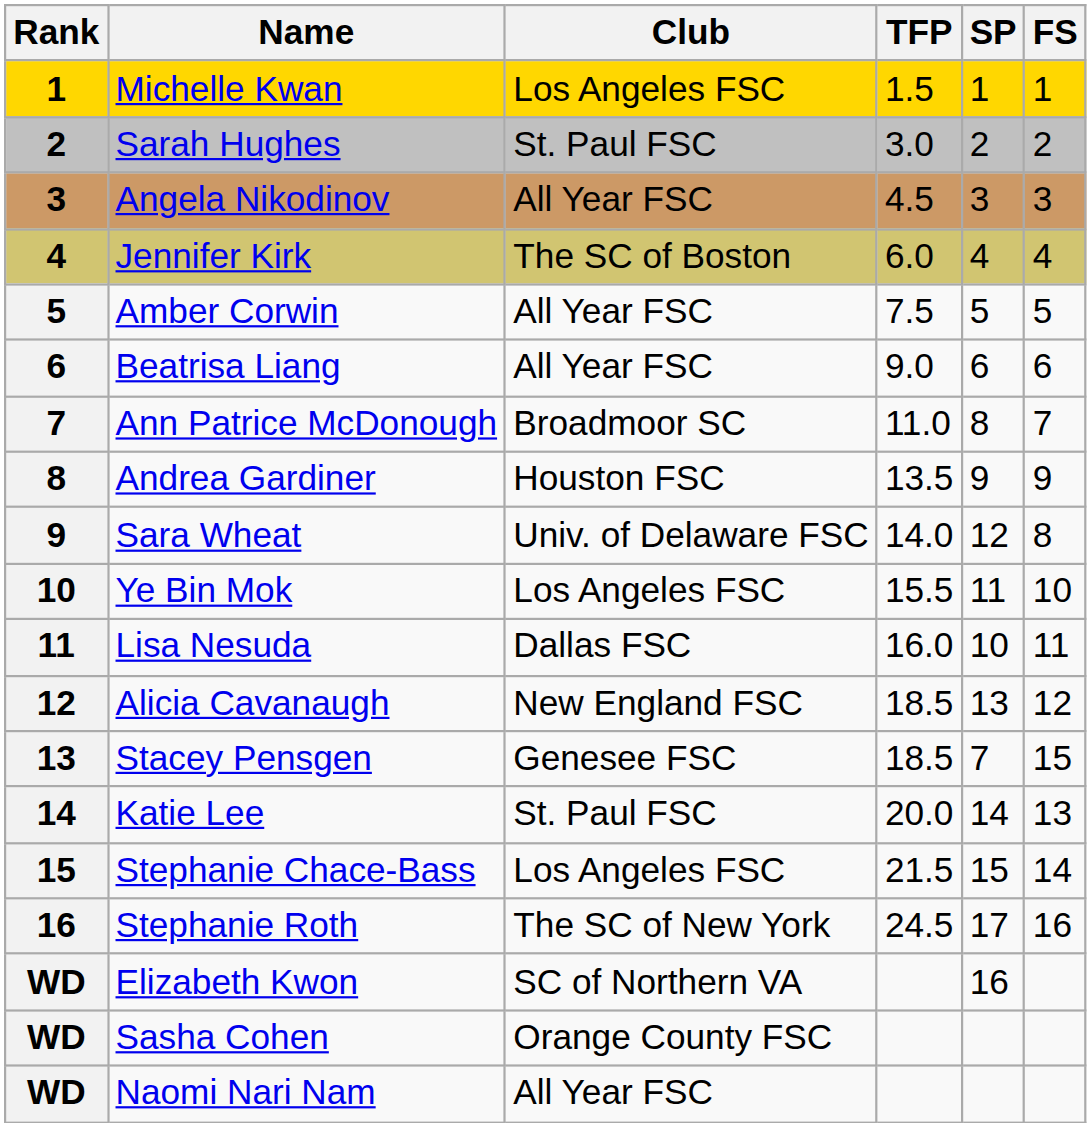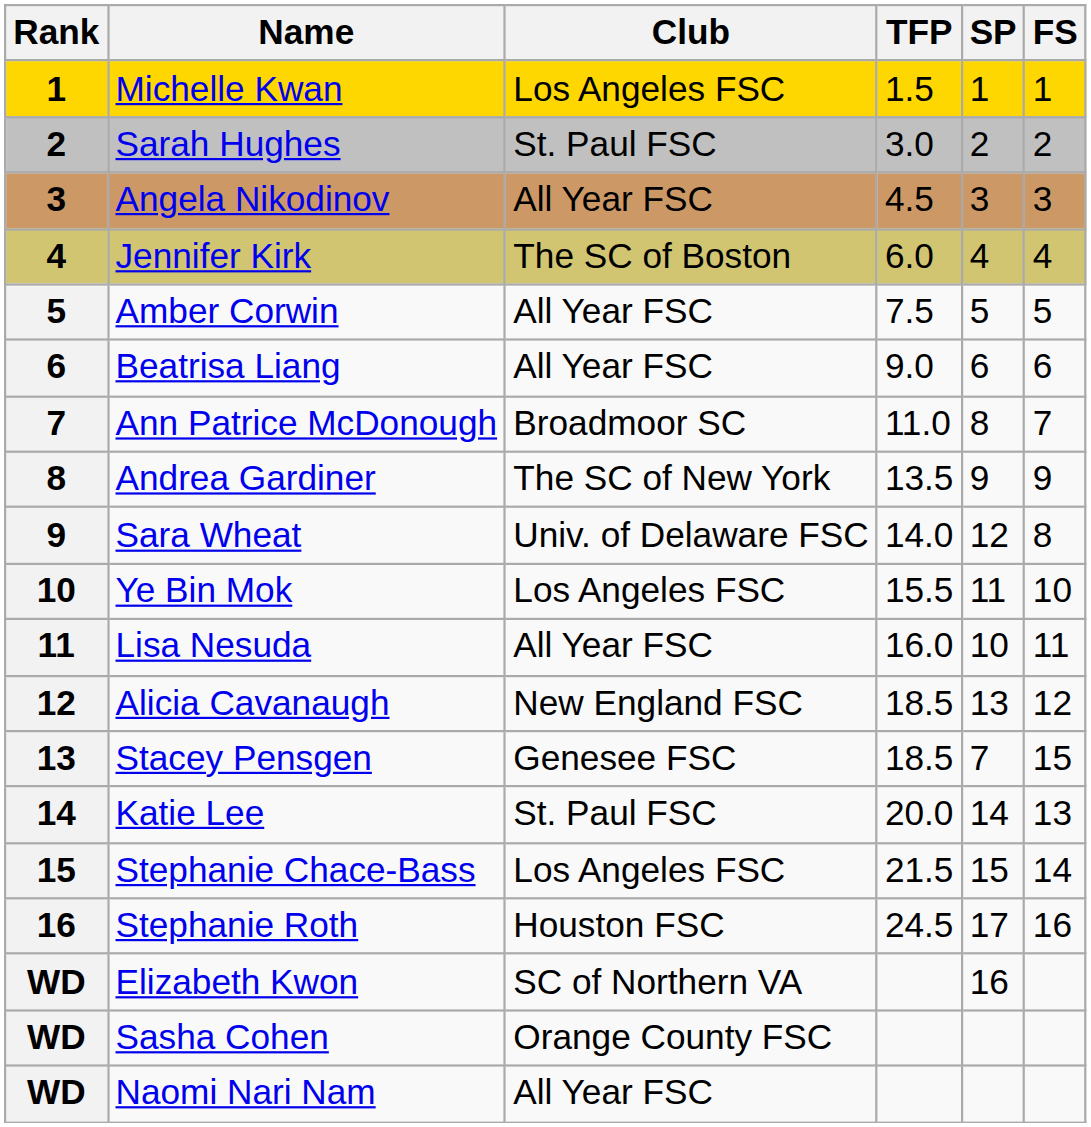(619, 479) Houston FSC -> (672, 479) The SC of New York
(602, 646) Dallas FSC -> (613, 646) All Year FSC
(672, 925) The SC of New York -> (619, 925) Houston FSC
